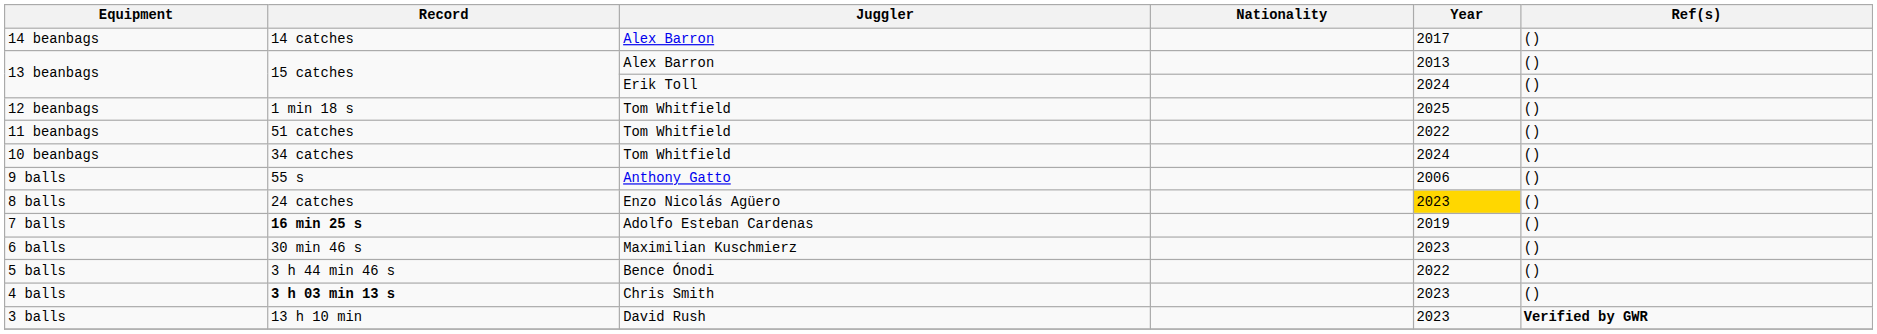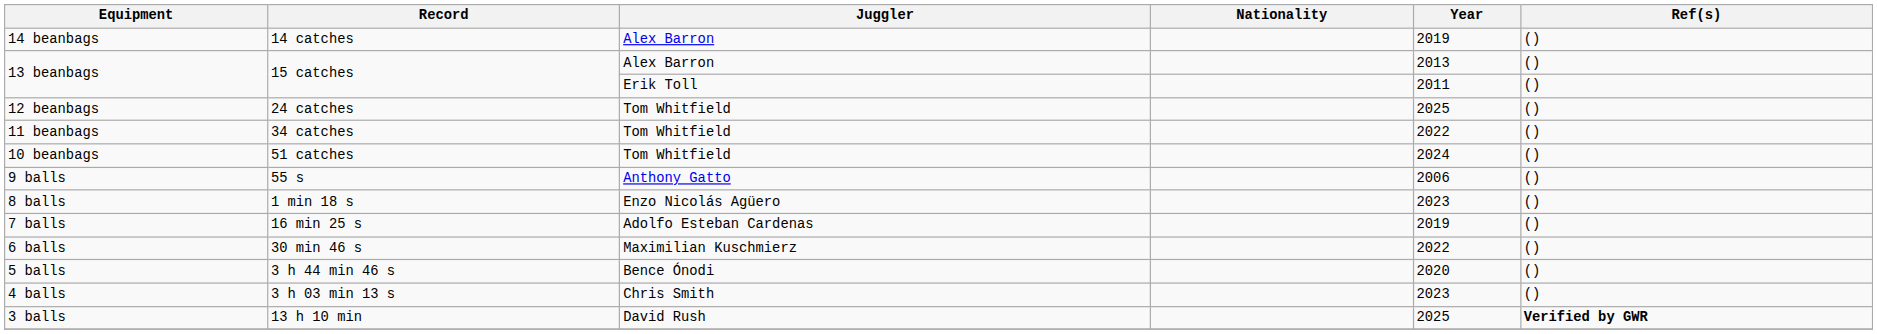(1433, 39) 2017 -> (1433, 39) 2019
(1433, 85) 2024 -> (1433, 85) 2011
(312, 109) 1 min 18 s -> (312, 109) 24 catches
(312, 132) 51 catches -> (312, 132) 34 catches
(312, 155) 34 catches -> (312, 155) 51 catches
(312, 201) 24 catches -> (312, 201) 1 min 18 s
(1433, 201) gold background -> (1433, 201) no background
(316, 225) bold -> (316, 225) normal
(1433, 248) 2023 -> (1433, 248) 2022
(1433, 271) 2022 -> (1433, 271) 2020
(333, 294) bold -> (333, 294) normal
(1433, 317) 2023 -> (1433, 317) 2025
